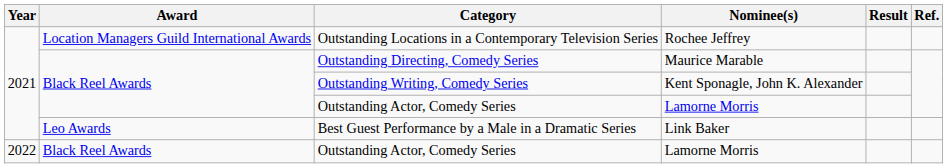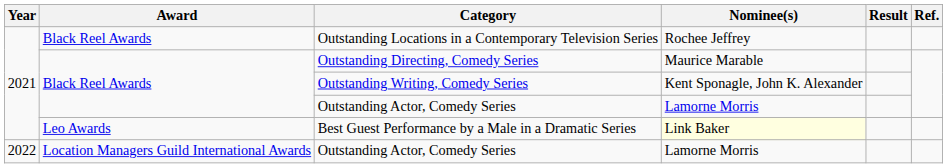(177, 38) Location Managers Guild International Awards -> (97, 38) Black Reel Awards
(697, 128) no background -> (697, 128) lightyellow background
(97, 151) Black Reel Awards -> (177, 151) Location Managers Guild International Awards
